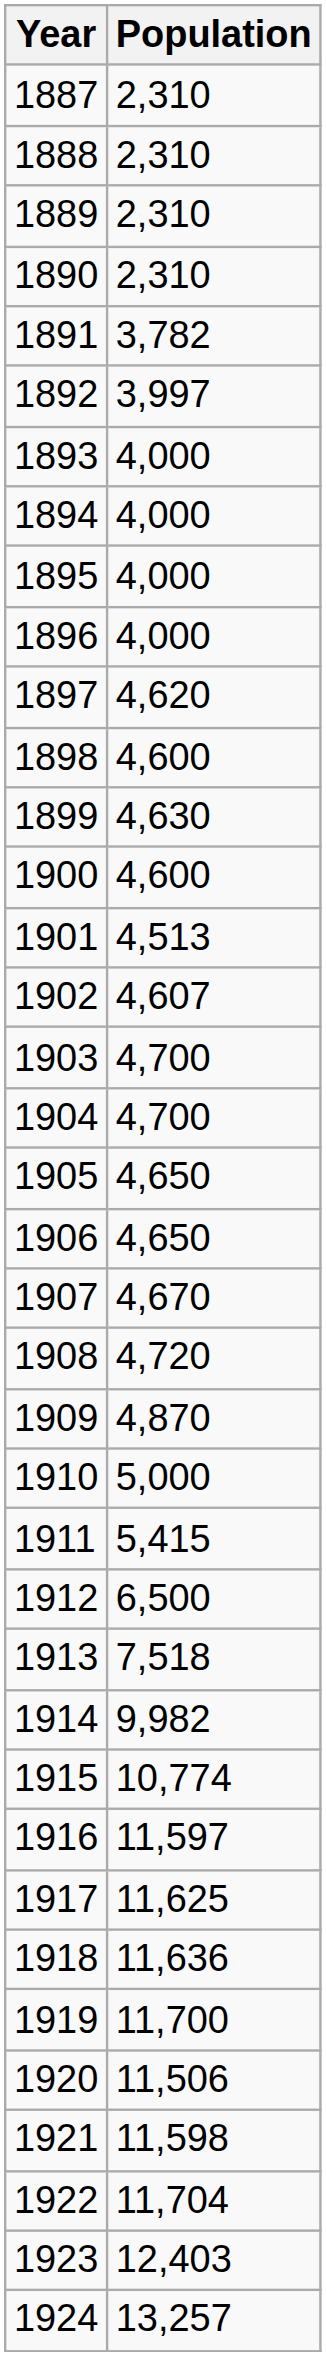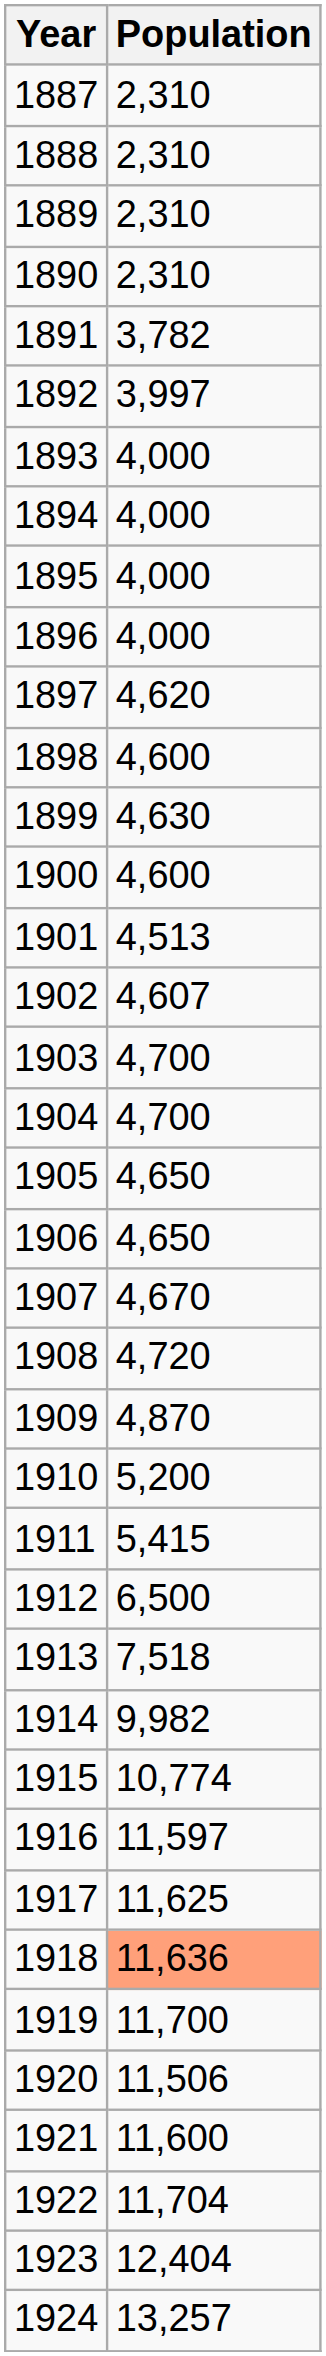(163, 1477) 5,000 -> (163, 1477) 5,200
(172, 1959) no background -> (172, 1959) lightsalmon background
(172, 2139) 11,598 -> (172, 2139) 11,600
(174, 2259) 12,403 -> (174, 2259) 12,404
